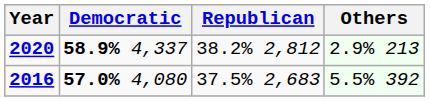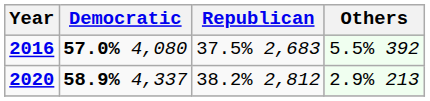rows swapped: (32, 51) <-> (32, 81)
